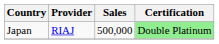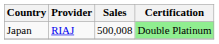(115, 30) 500,000 -> (115, 30) 500,008
